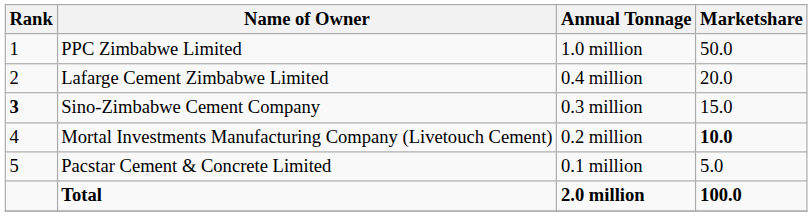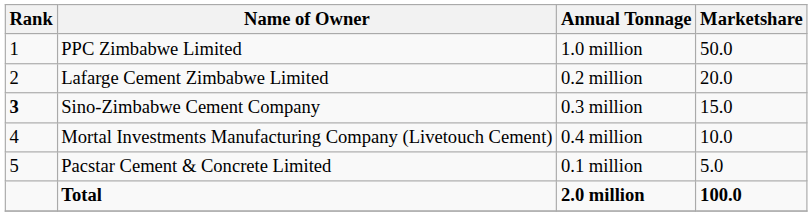(602, 78) 0.4 million -> (602, 78) 0.2 million
(602, 136) 0.2 million -> (602, 136) 0.4 million
(716, 136) bold -> (716, 136) normal
